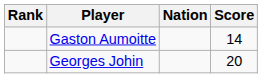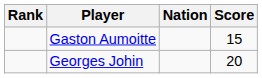(234, 38) 14 -> (234, 38) 15
